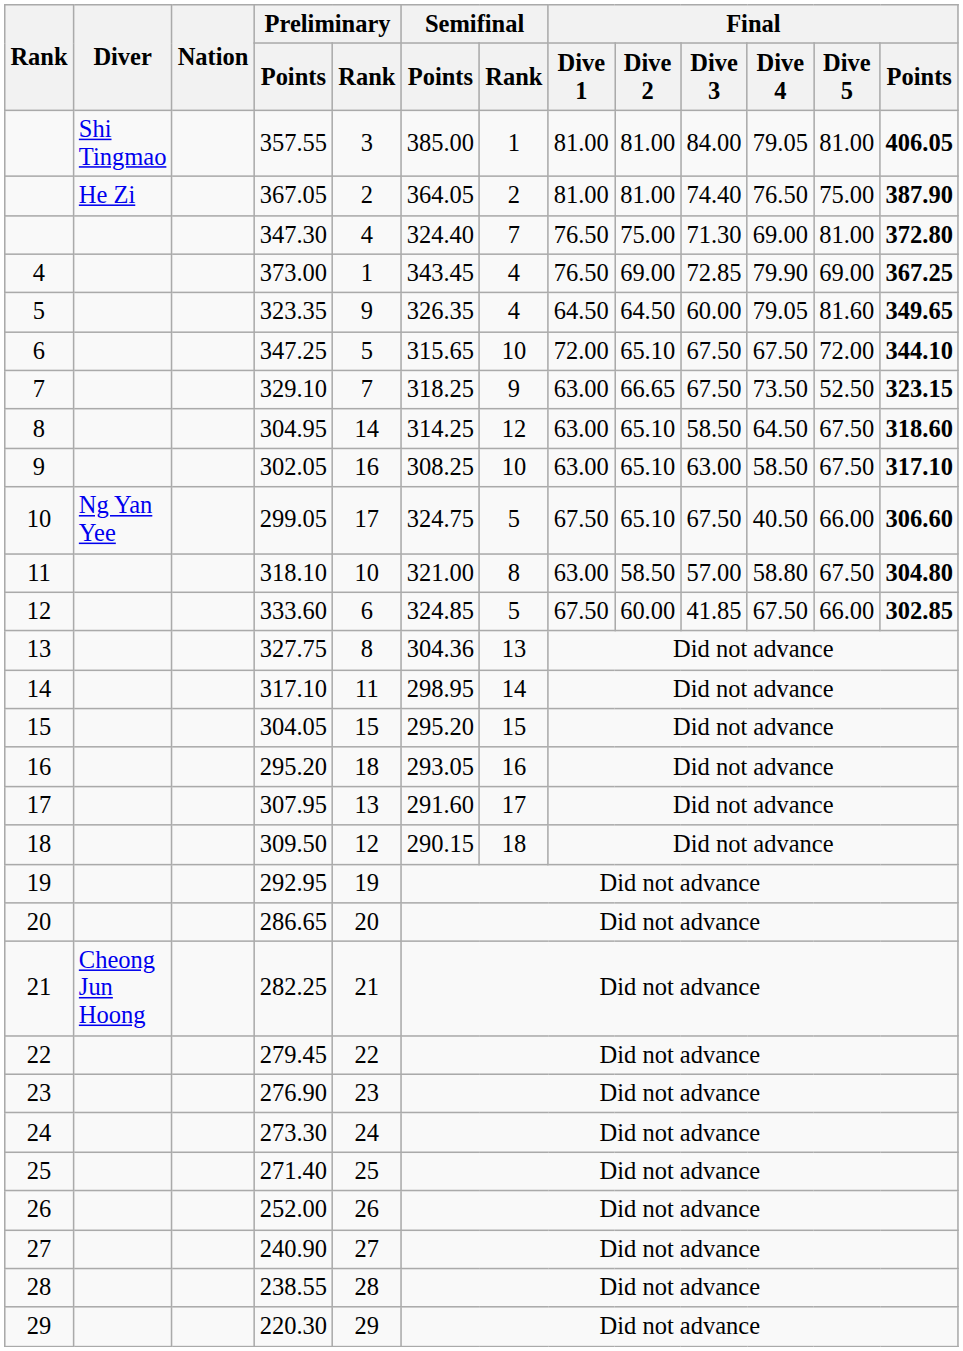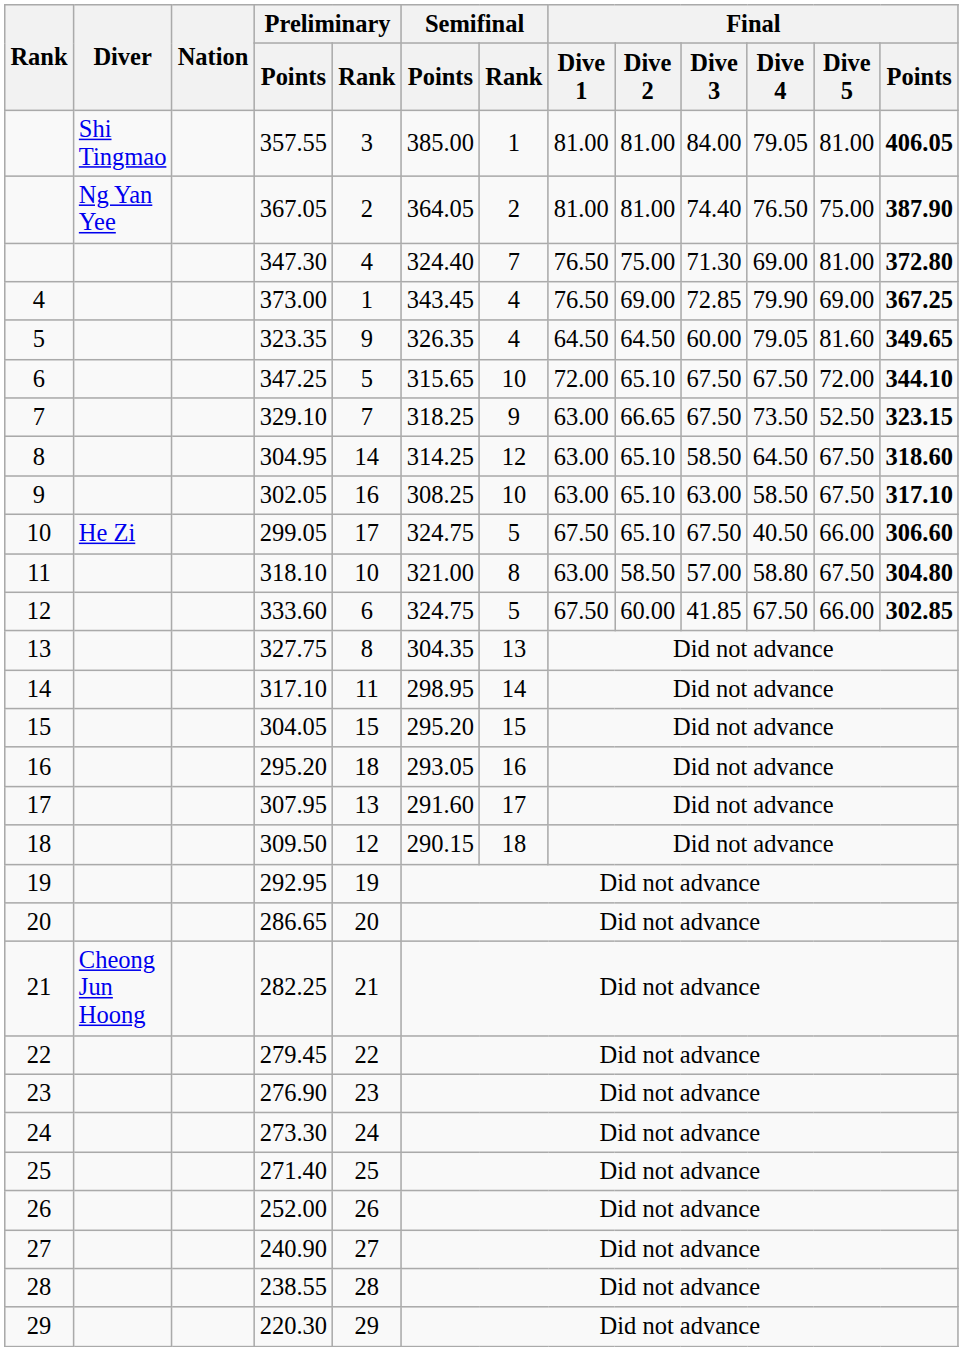(107, 195) He Zi -> (116, 209) Ng Yan Yee
(116, 519) Ng Yan Yee -> (107, 533) He Zi
(440, 611) 324.85 -> (440, 611) 324.75
(440, 650) 304.36 -> (440, 650) 304.35
